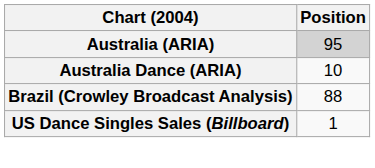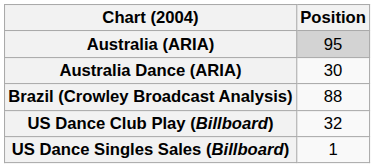(333, 70) 10 -> (333, 70) 30
+ row: (150, 123)
